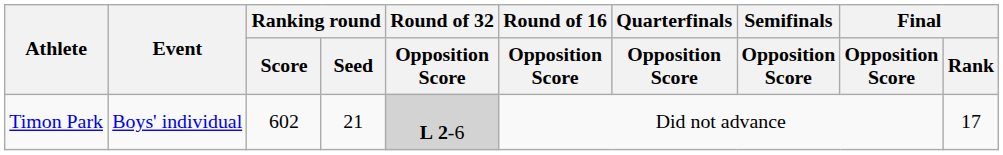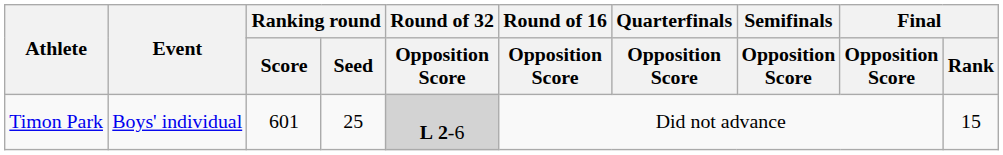(284, 122) 602 -> (284, 122) 601
(353, 122) 21 -> (353, 122) 25
(971, 122) 17 -> (971, 122) 15
